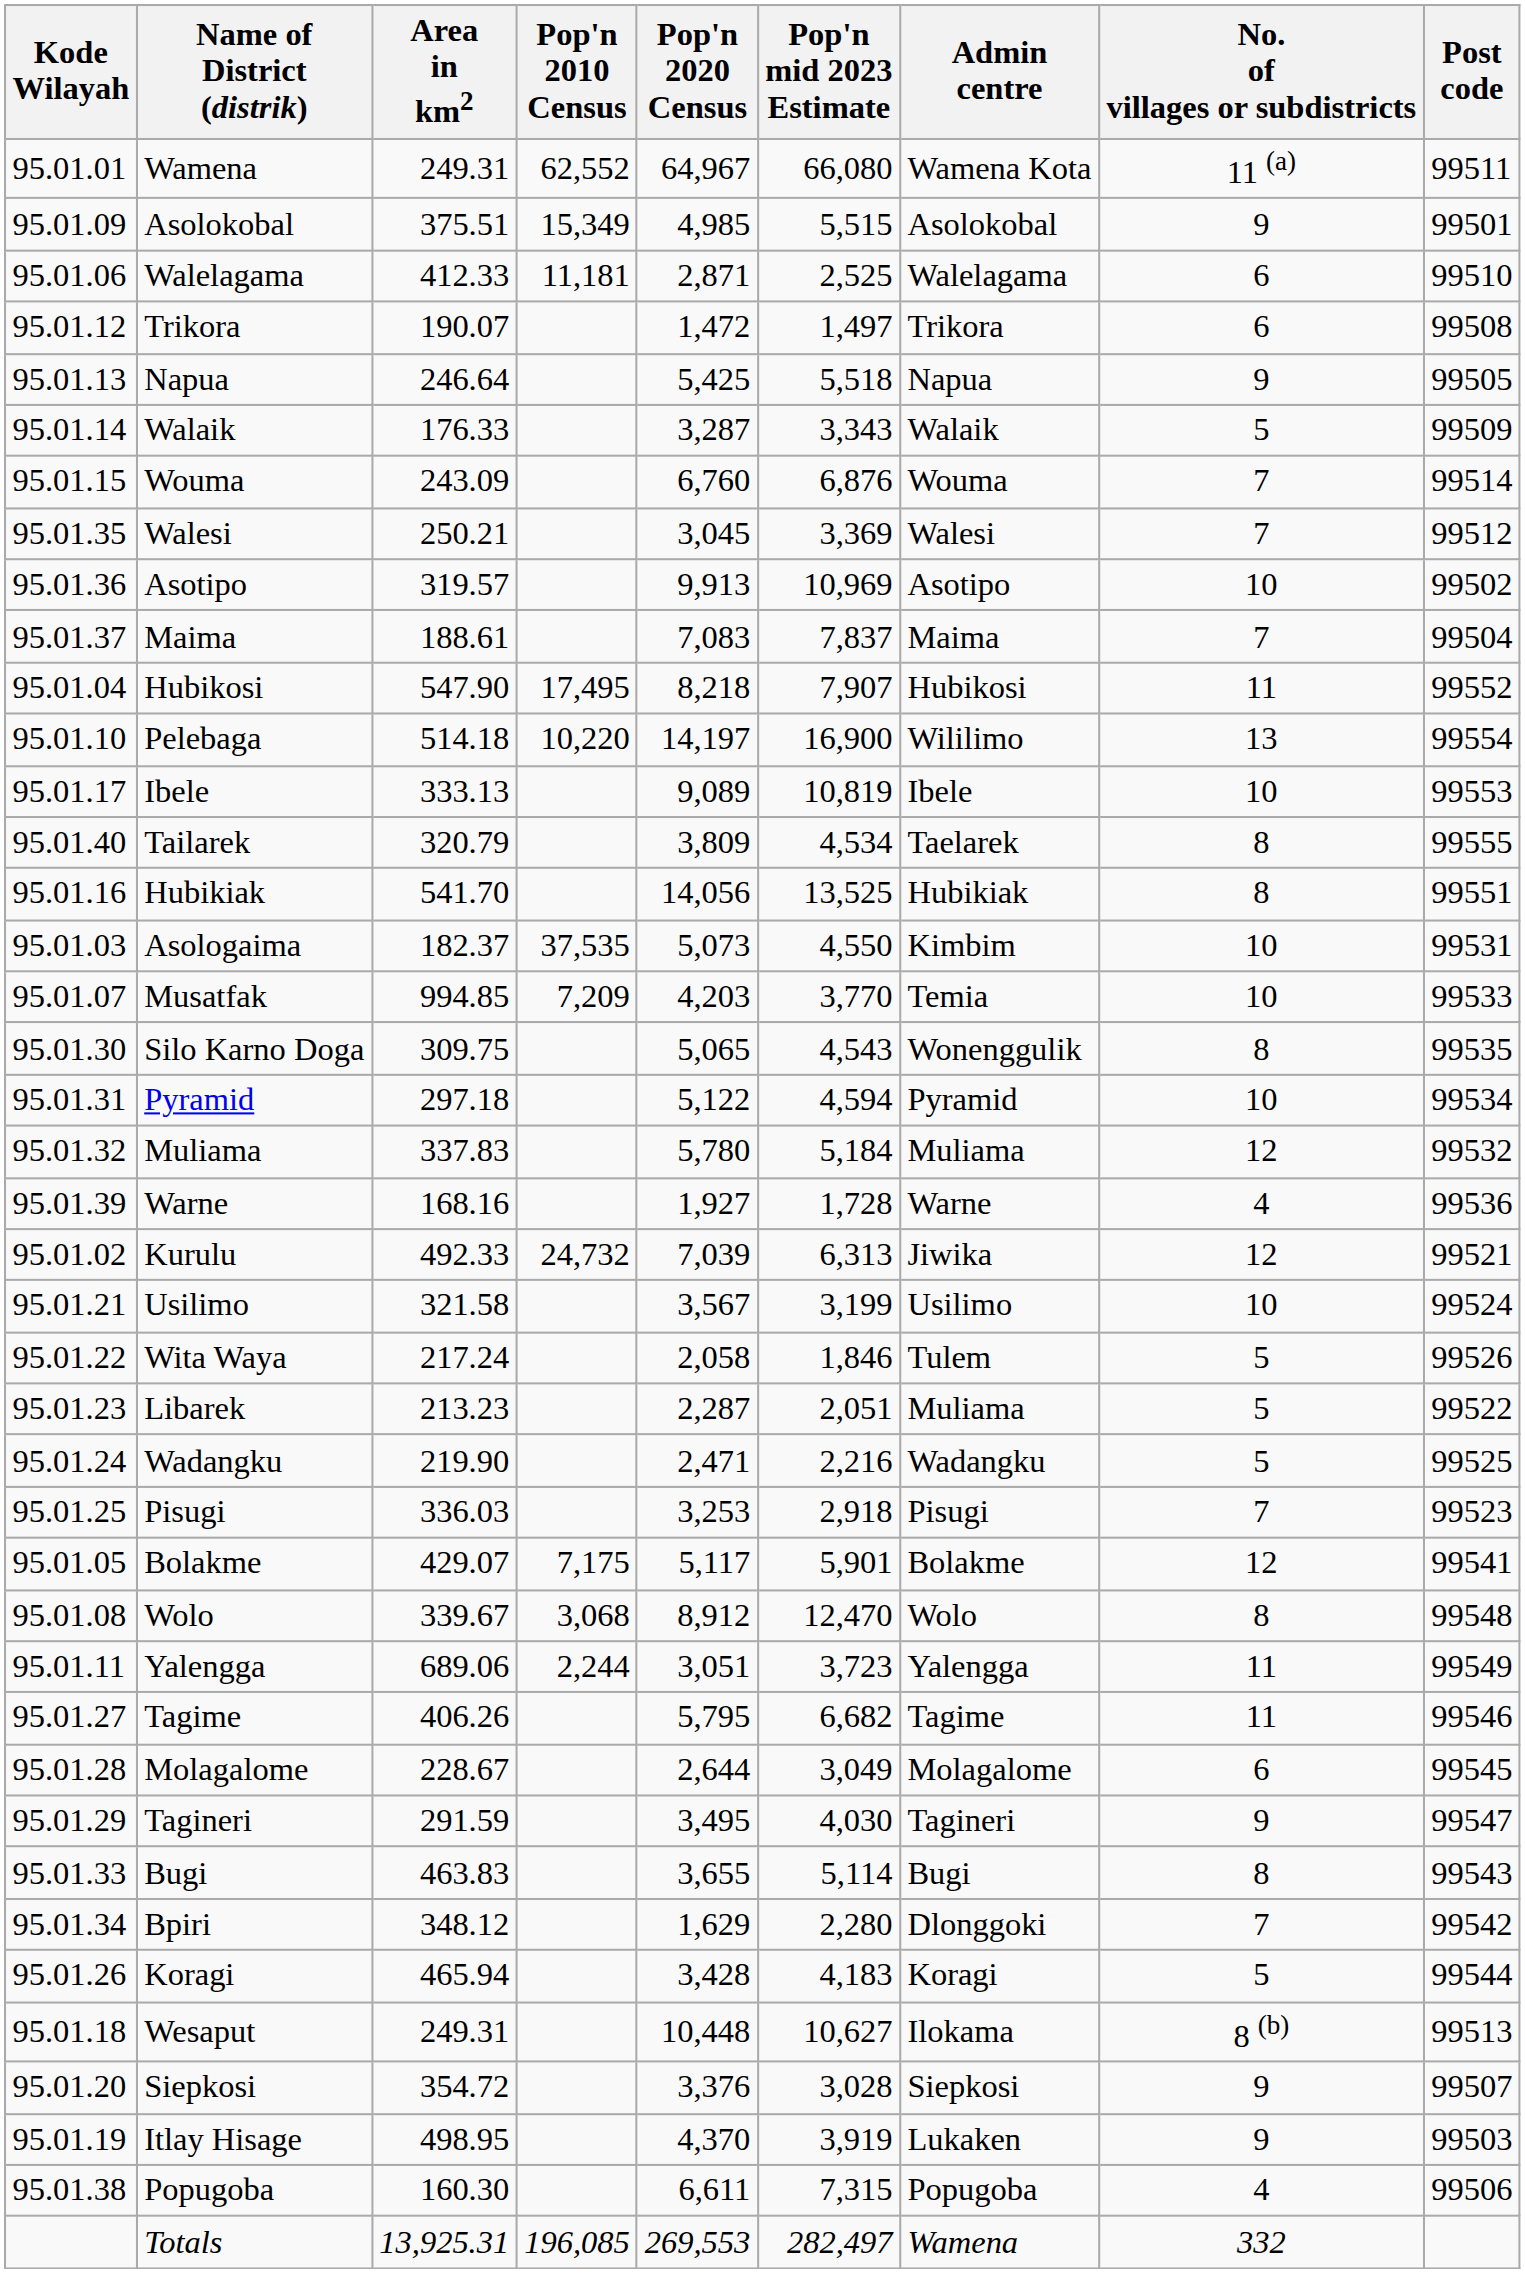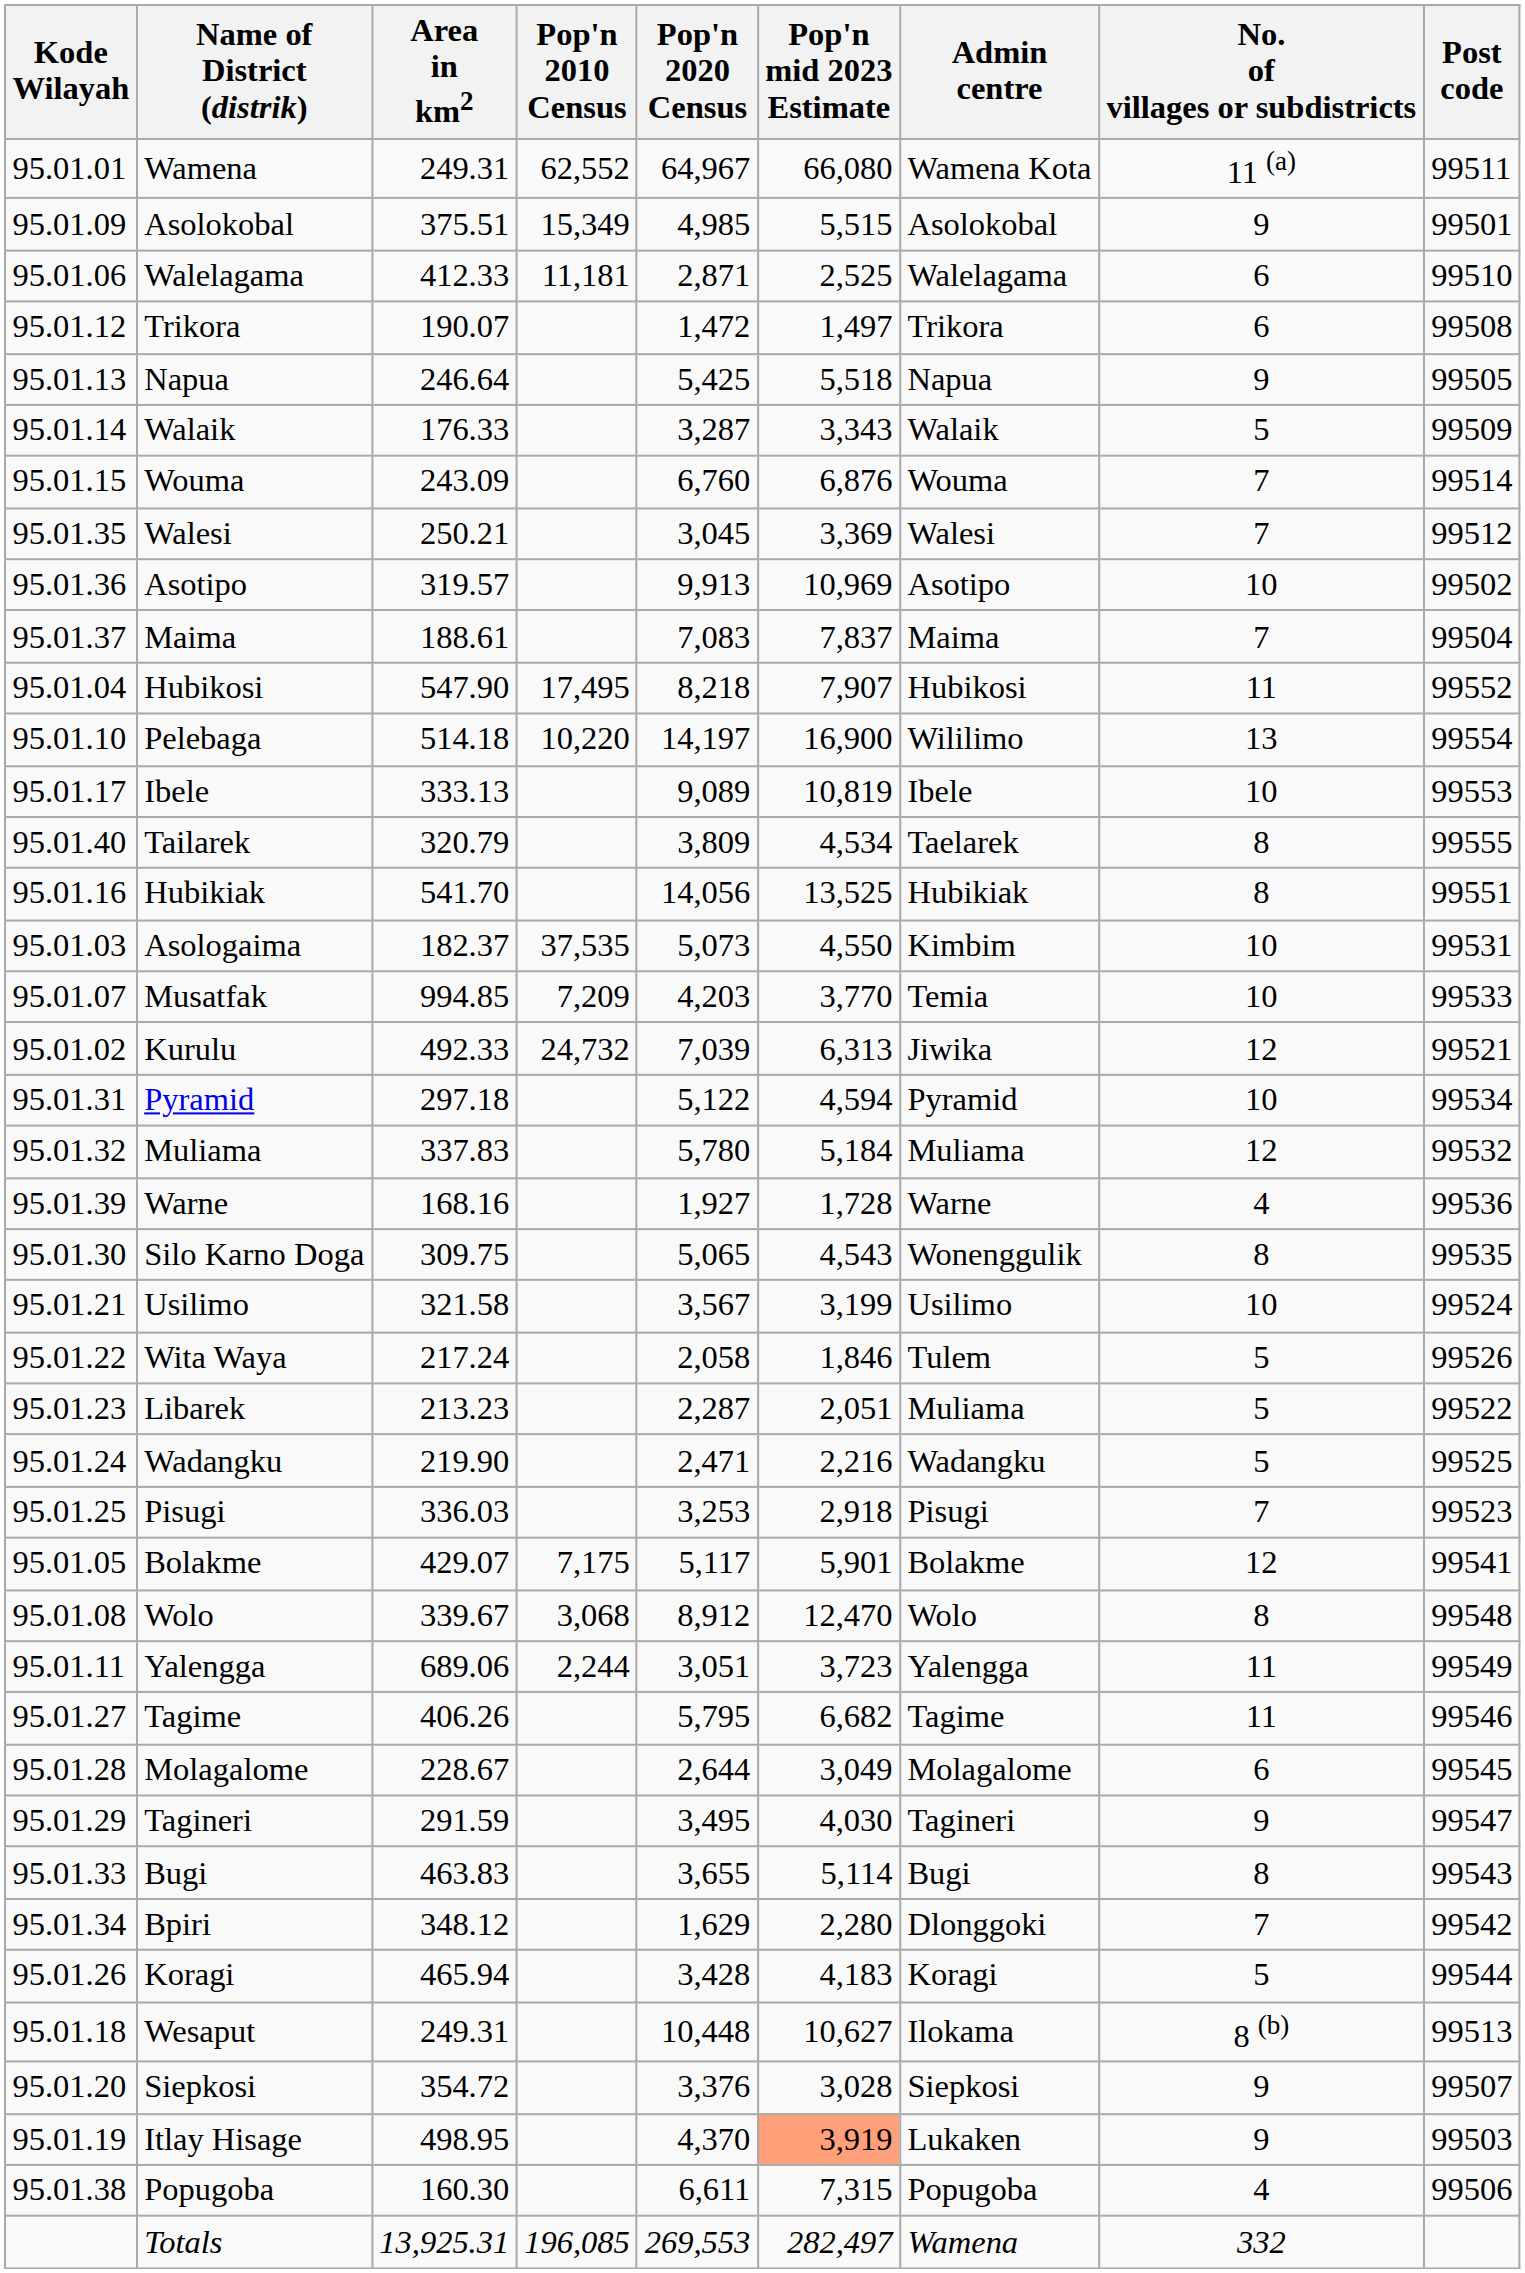rows swapped: (254, 1048) <-> (190, 1254)
(856, 2138) no background -> (856, 2138) lightsalmon background
